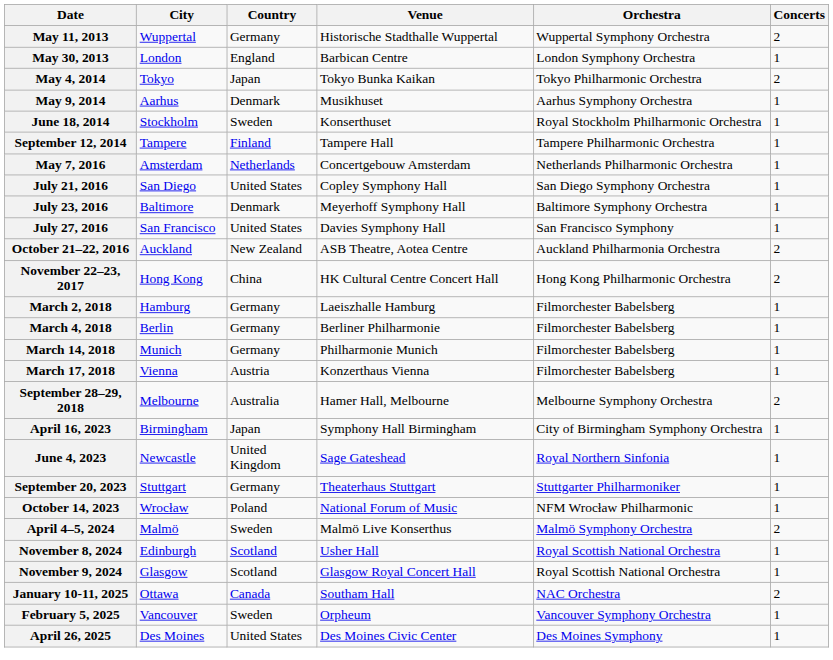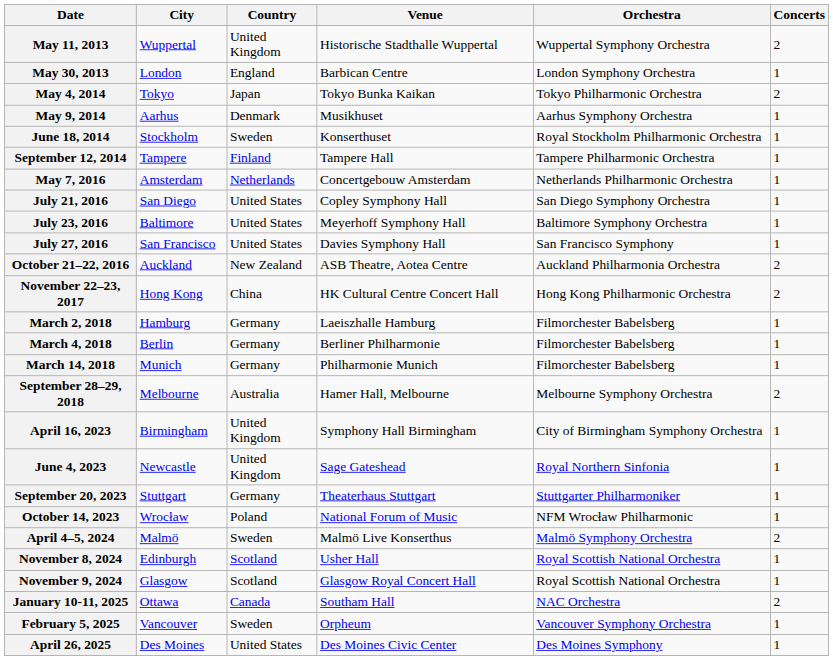(255, 36) Germany -> (255, 44) United Kingdom
(255, 206) Denmark -> (266, 222) United States
- row: (71, 371)
(245, 429) Japan -> (255, 430) United Kingdom
